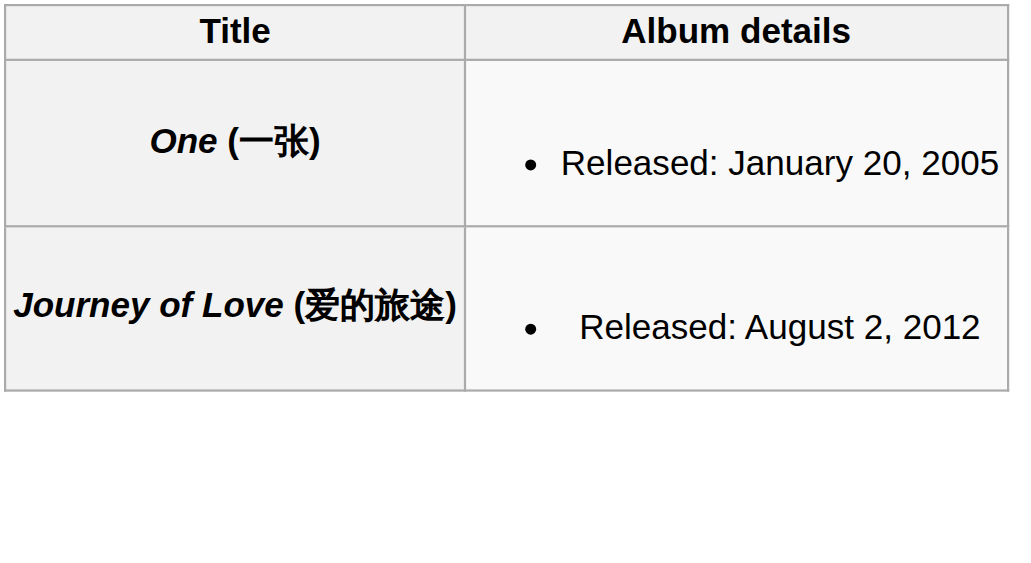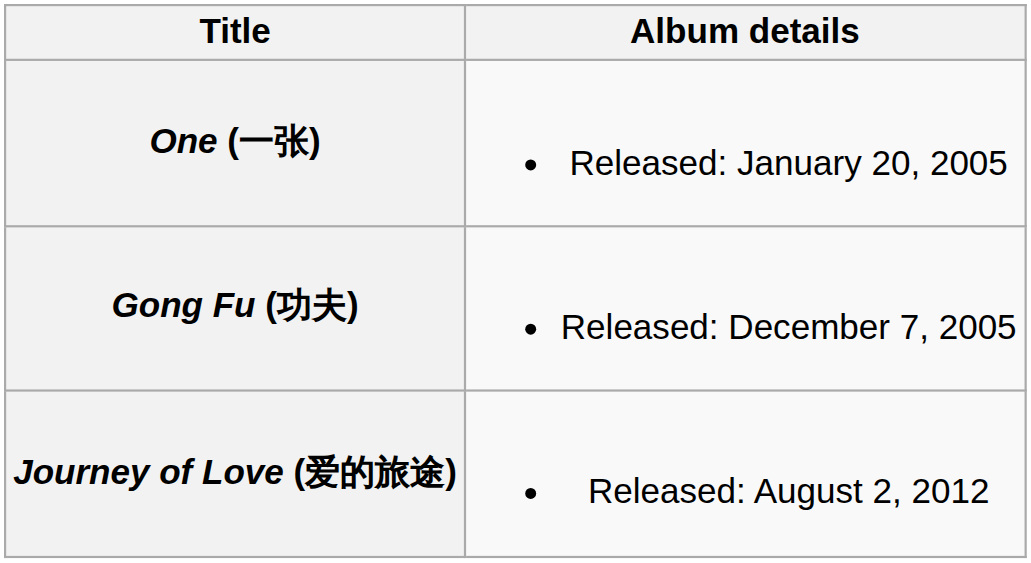+ row: (235, 306)
